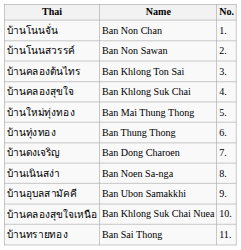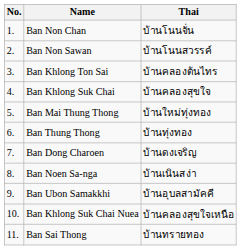columns swapped: (227, 12) <-> (52, 12)
